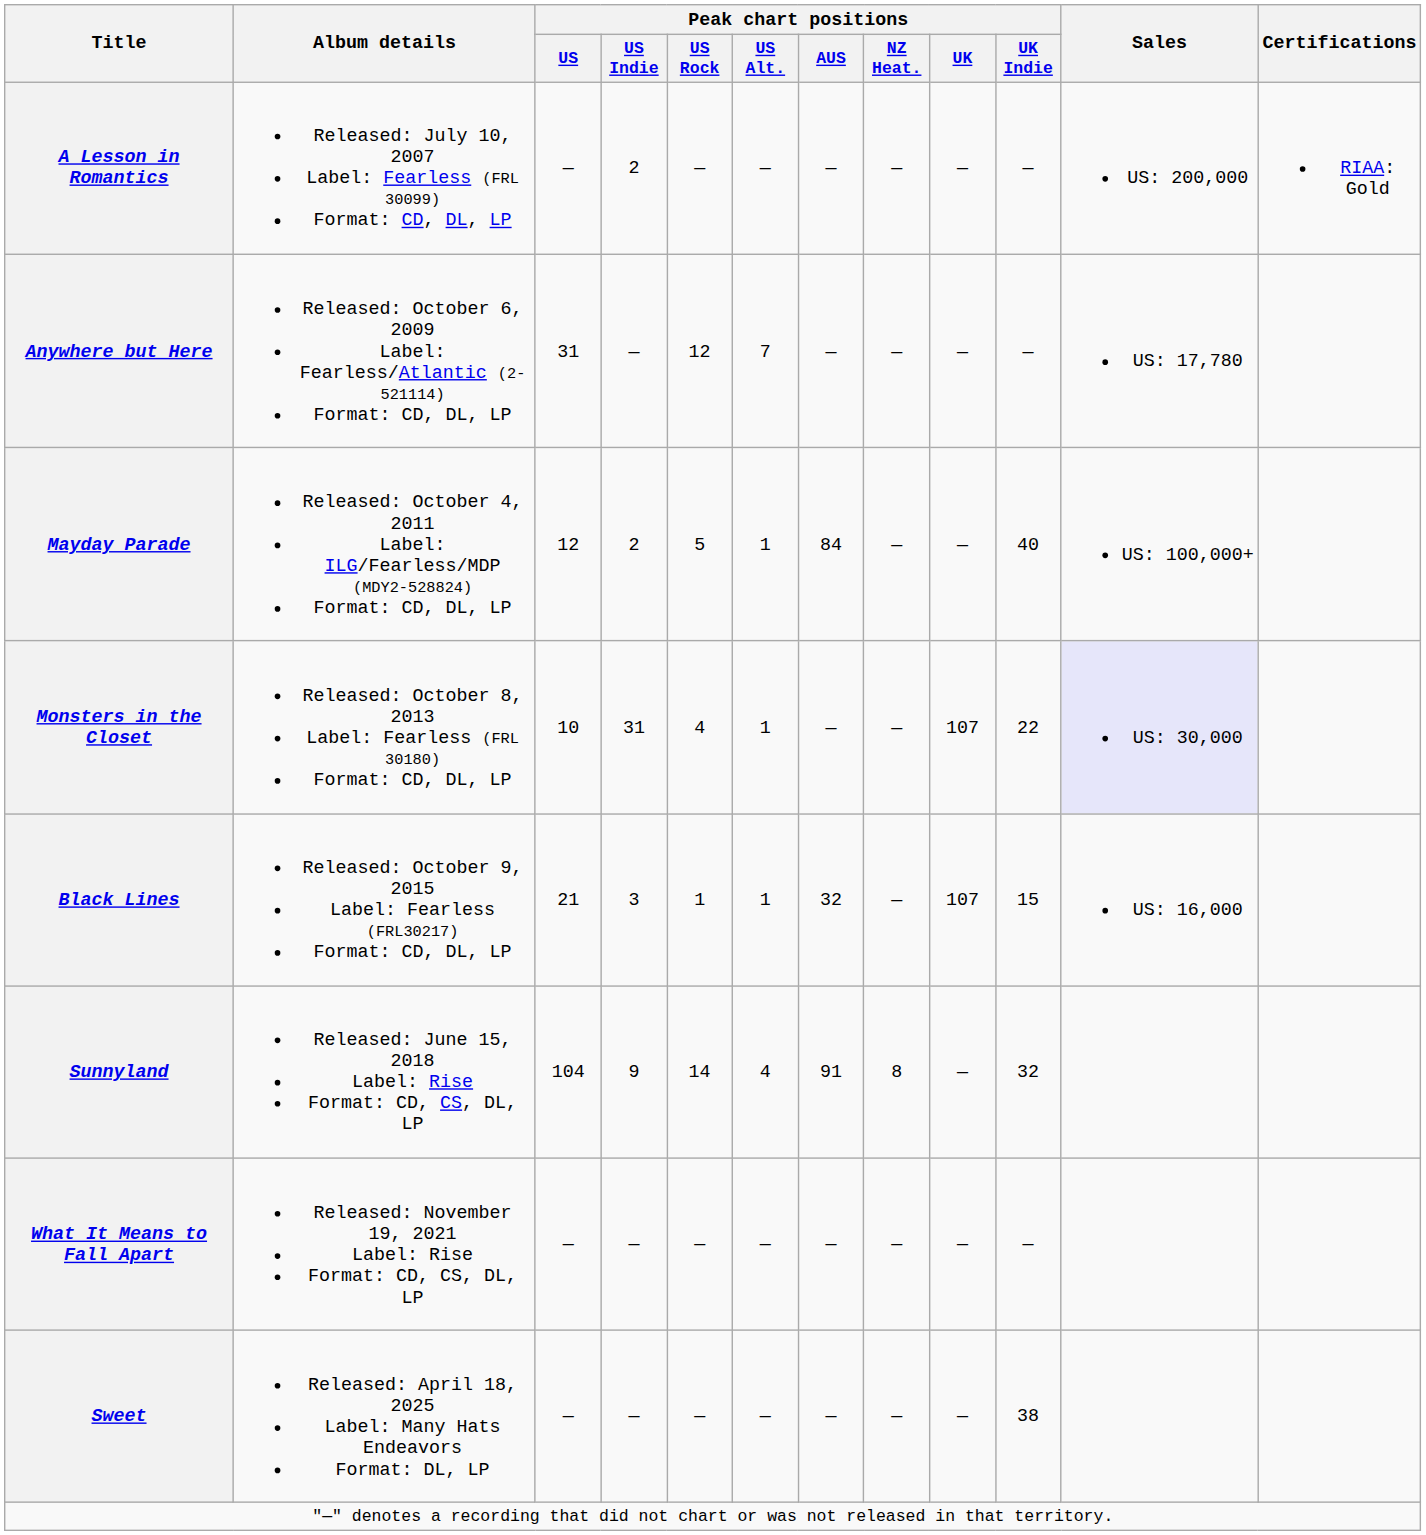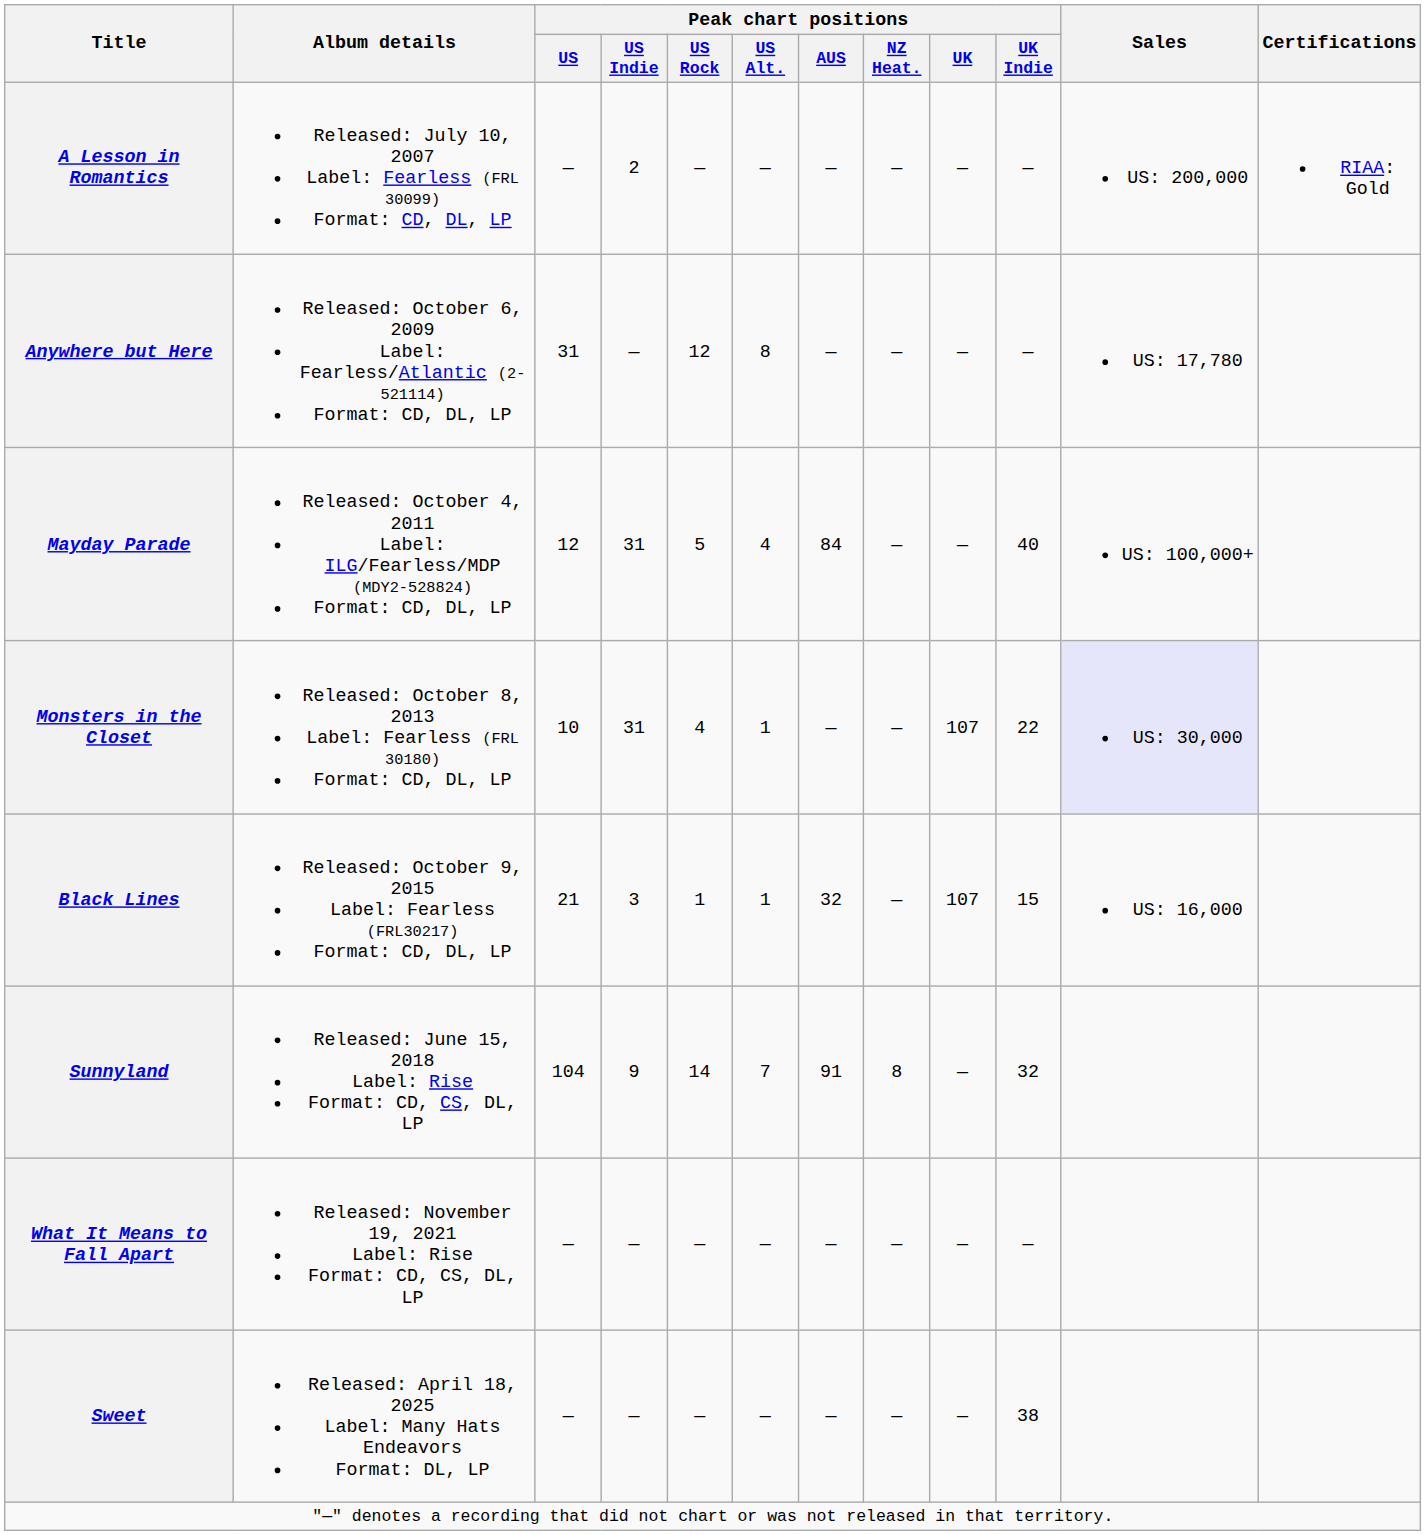(765, 351) 7 -> (765, 351) 8
(634, 544) 2 -> (634, 544) 31
(765, 544) 1 -> (765, 544) 4
(765, 1072) 4 -> (765, 1072) 7
